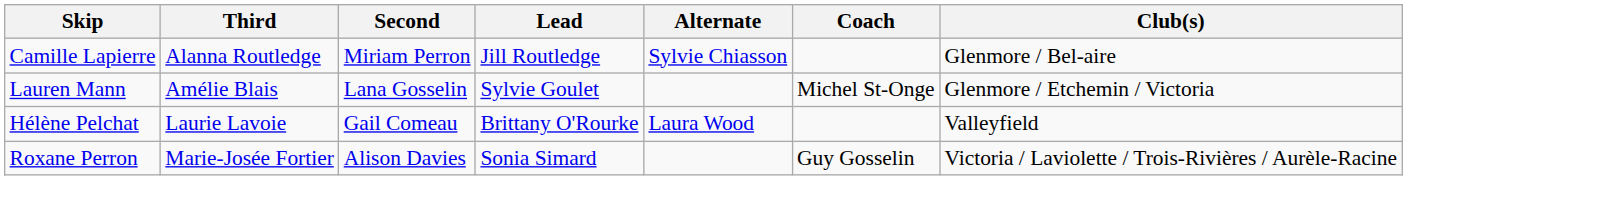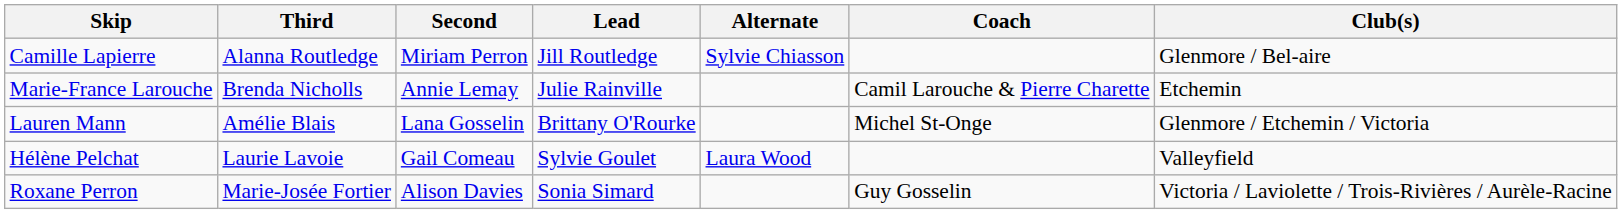+ row: (111, 89)
(540, 89) Sylvie Goulet -> (617, 123) Brittany O'Rourke
(559, 123) Brittany O'Rourke -> (597, 157) Sylvie Goulet
